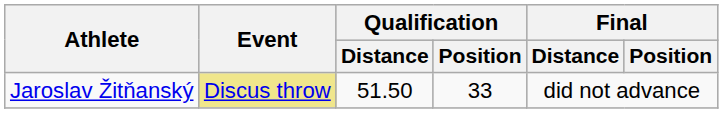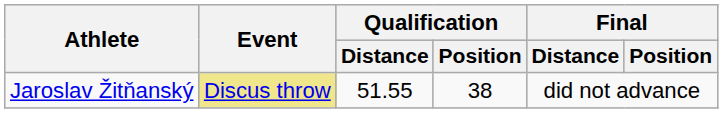(385, 91) 51.50 -> (385, 91) 51.55
(480, 91) 33 -> (480, 91) 38
